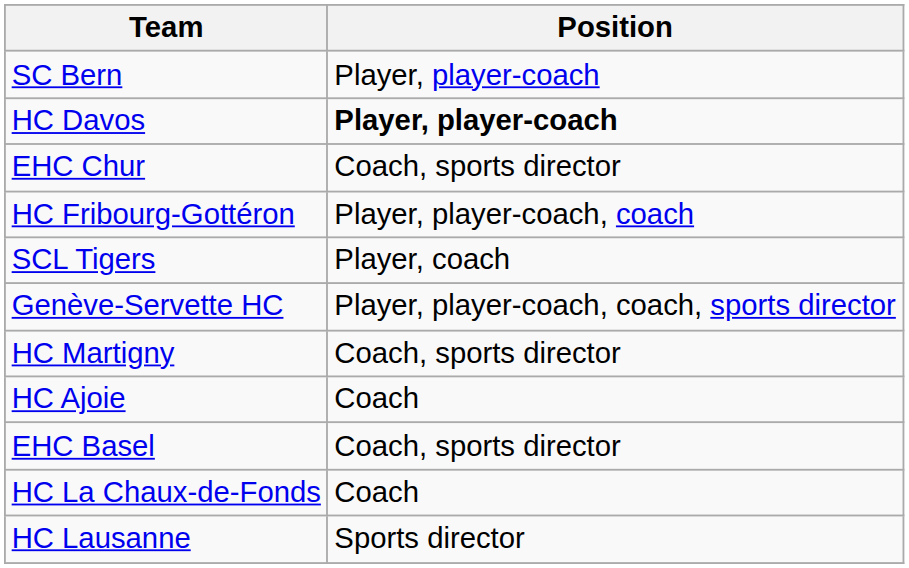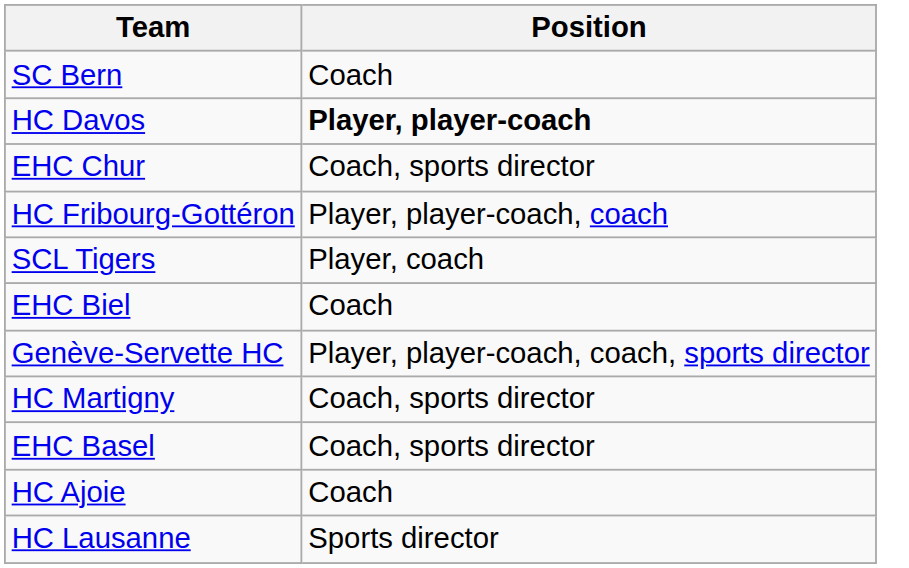(467, 74) Player, player-coach -> (351, 74) Coach
+ row: (71, 306)
rows swapped: (83, 445) <-> (69, 399)
- row: (166, 492)
